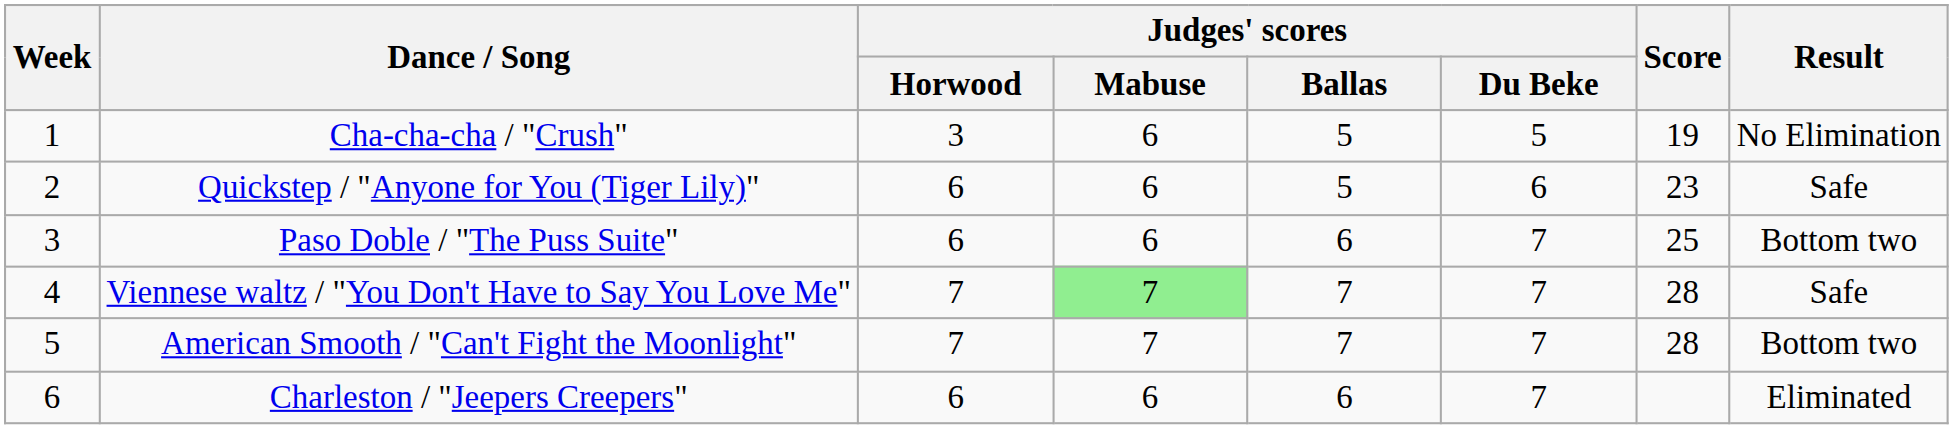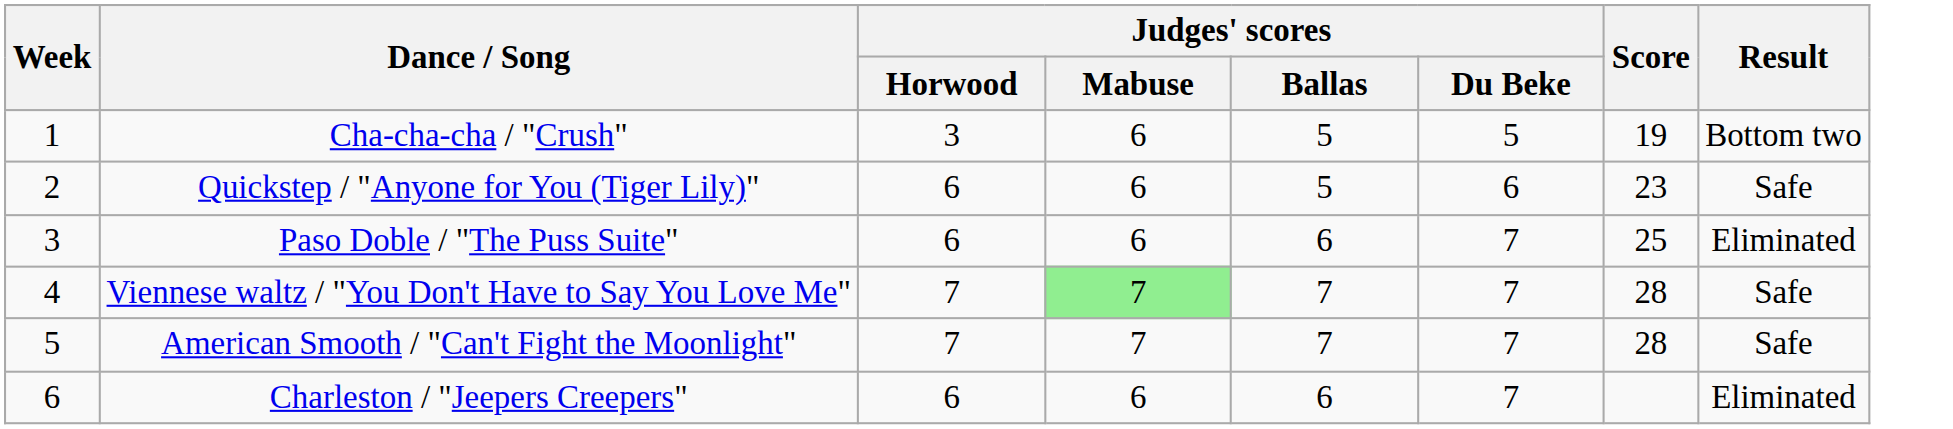(1839, 135) No Elimination -> (1783, 135) Bottom two
(1839, 239) Bottom two -> (1783, 239) Eliminated
(1839, 344) Bottom two -> (1783, 344) Safe
